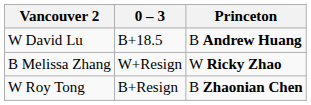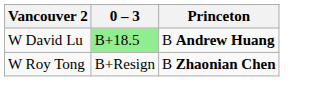(140, 40) no background -> (117, 40) lightgreen background
- row: (59, 64)
